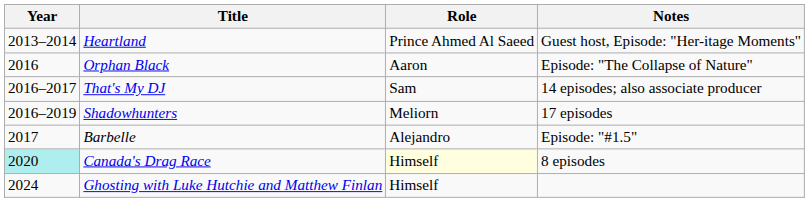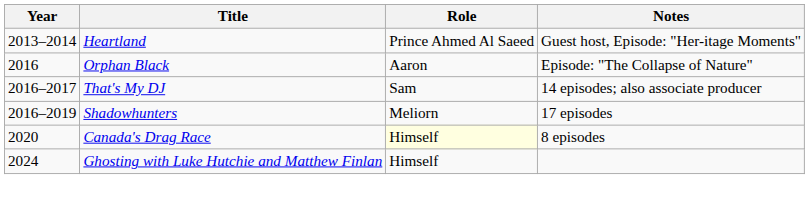- row: (110, 137)
(23, 161) paleturquoise background -> (23, 137) no background
